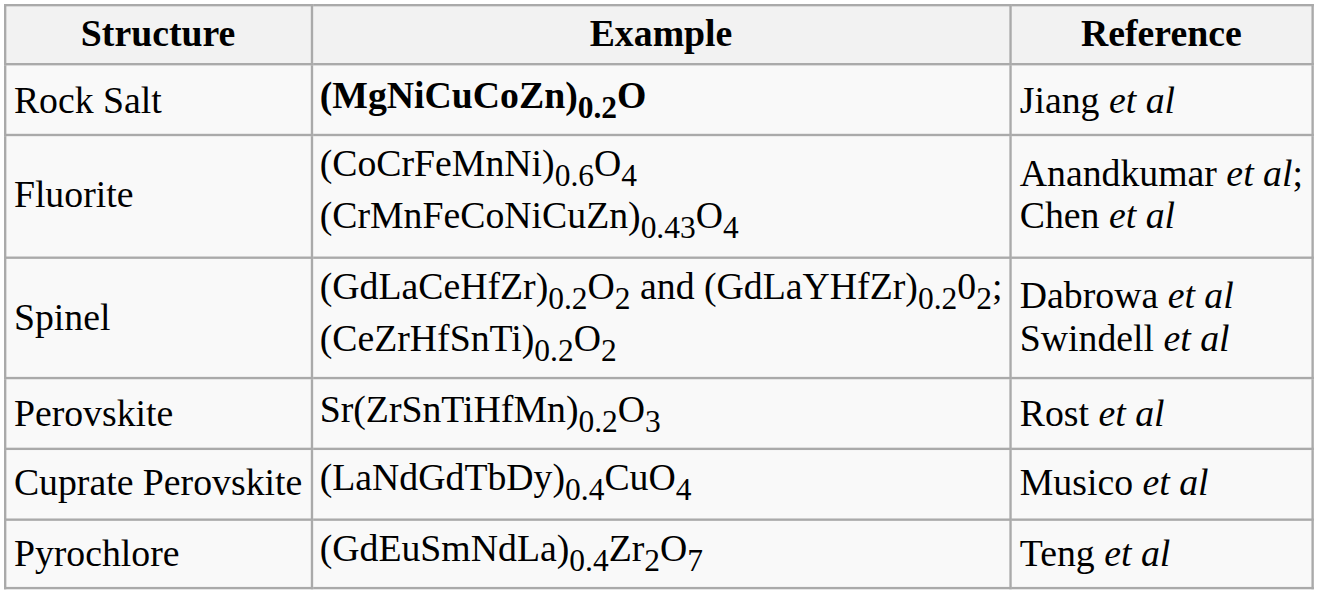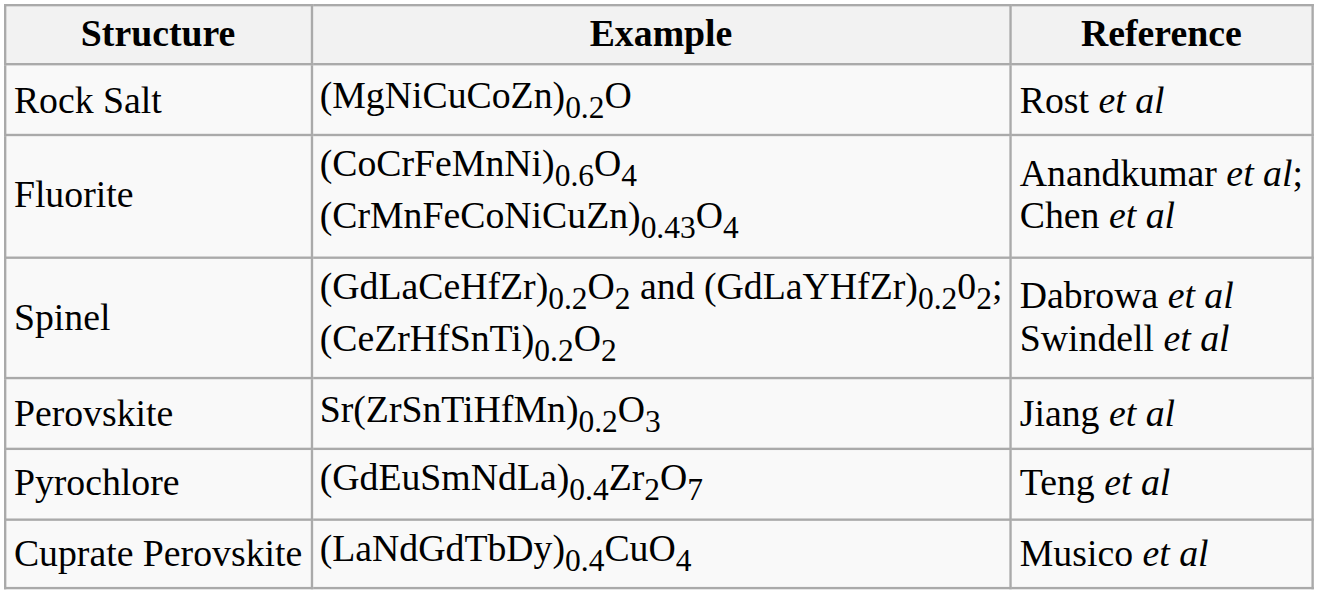(483, 99) bold -> (476, 99) normal
(1097, 99) Jiang et al -> (1092, 99) Rost et al
(1092, 413) Rost et al -> (1097, 413) Jiang et al
rows swapped: (97, 552) <-> (158, 483)
